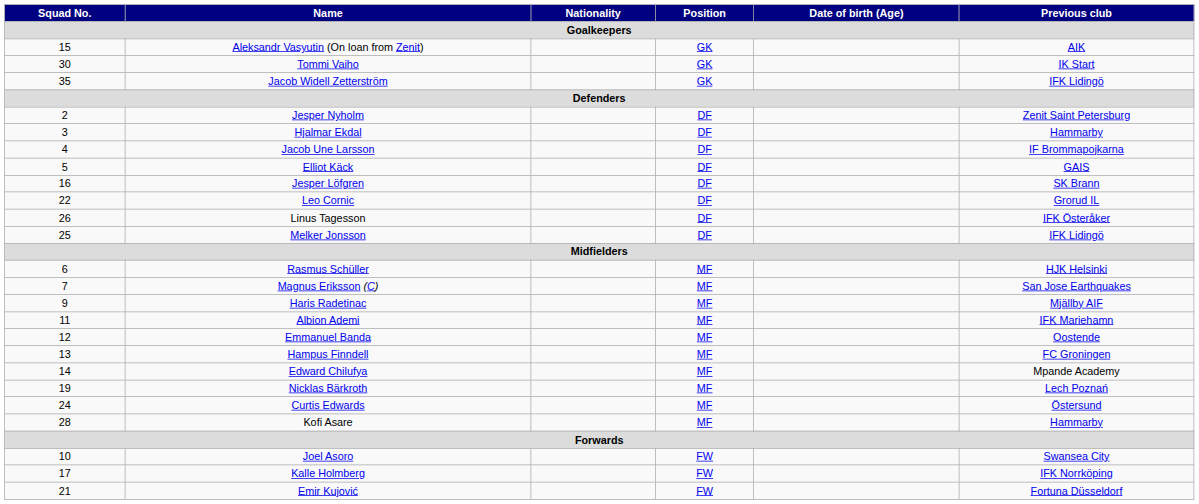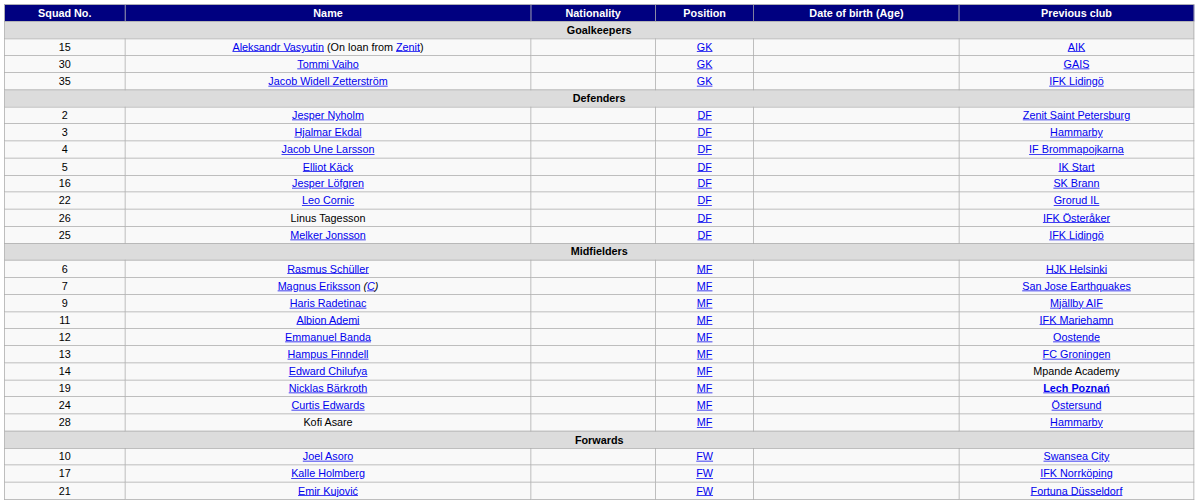(1076, 64) IK Start -> (1076, 64) GAIS
(1076, 167) GAIS -> (1076, 167) IK Start
(1076, 389) normal -> (1076, 389) bold
